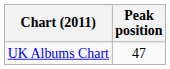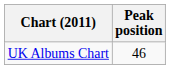(139, 53) 47 -> (139, 53) 46
